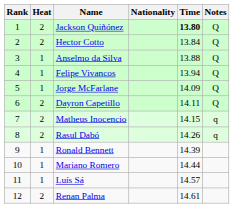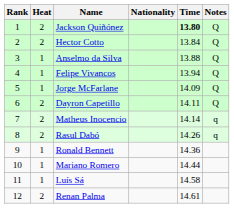(190, 119) 14.15 -> (190, 119) 14.14
(190, 149) 14.39 -> (190, 149) 14.36
(190, 180) 14.57 -> (190, 180) 14.58
